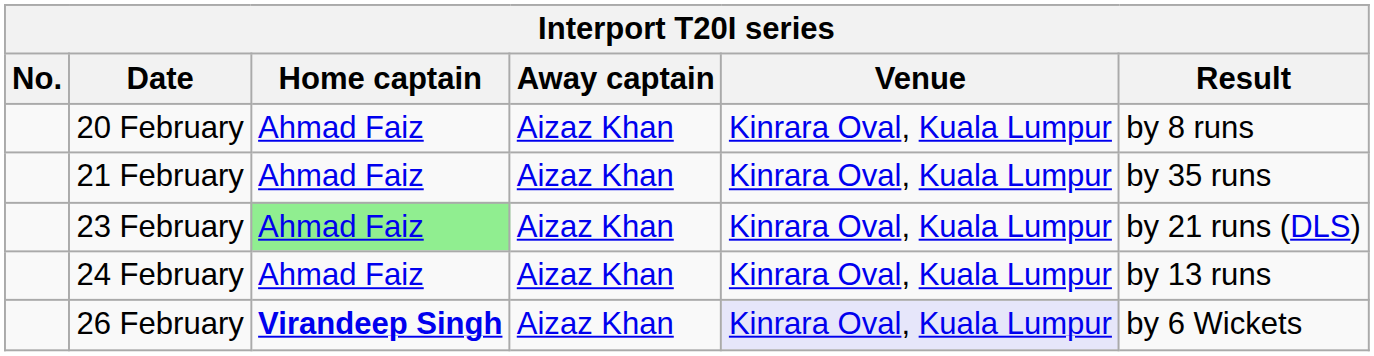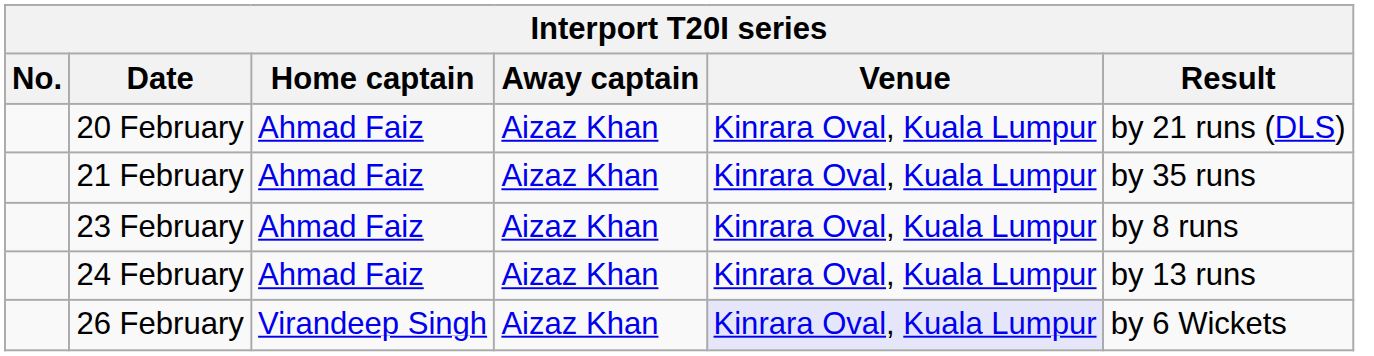(1190, 127) by 8 runs -> (1228, 127) by 21 runs (DLS)
(341, 226) lightgreen background -> (341, 226) no background
(1244, 226) by 21 runs (DLS) -> (1175, 226) by 8 runs
(380, 324) bold -> (373, 324) normal
